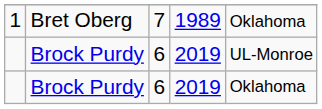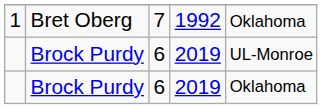(198, 20) 1989 -> (198, 20) 1992
